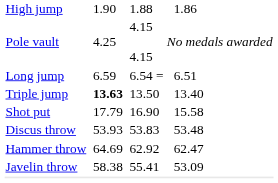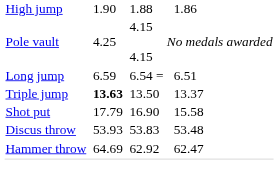(189, 93) 13.40 -> (189, 93) 13.37
- row: (41, 166)
